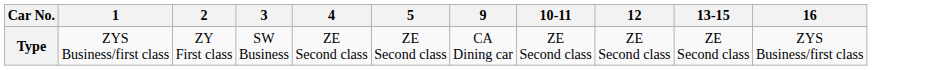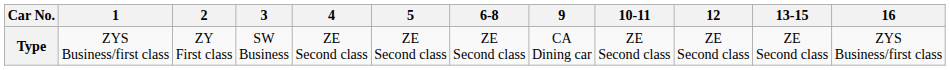+ column: (489, 15)
